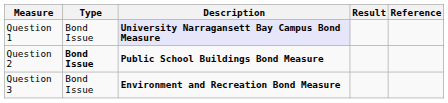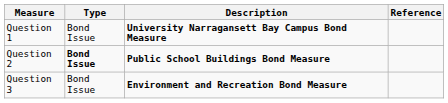- column: (369, 12)
(231, 33) lavender background -> (237, 33) no background
